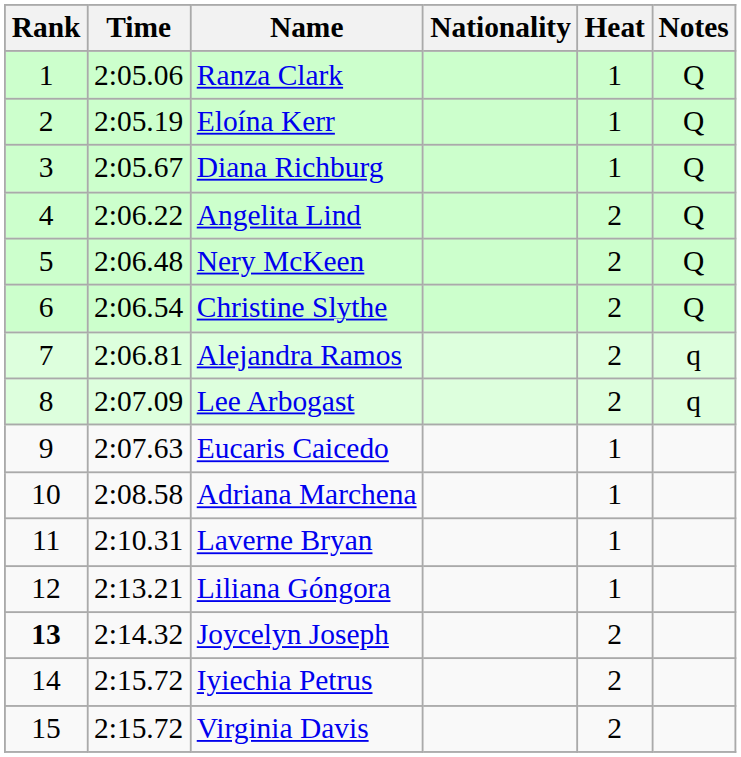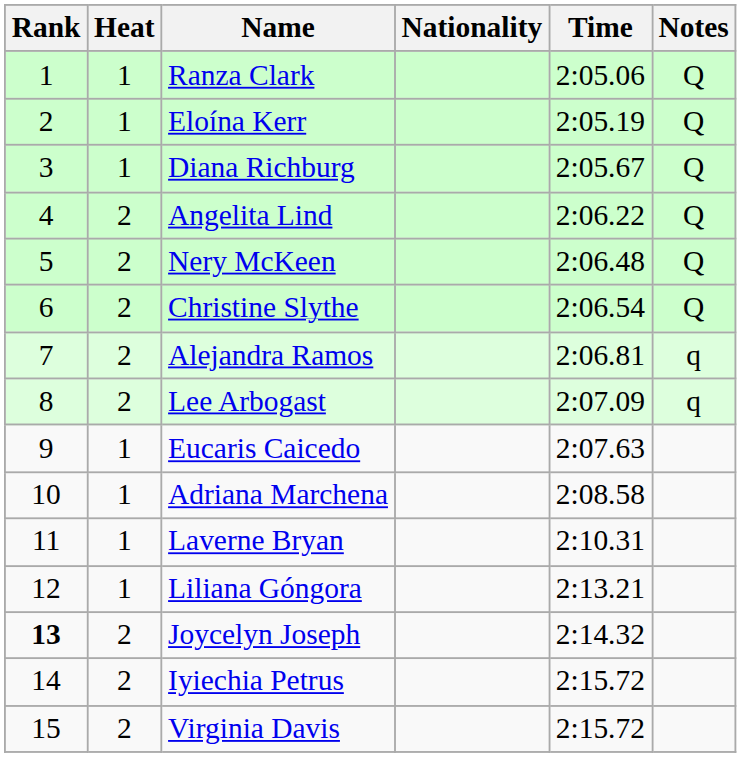columns swapped: (615, 27) <-> (139, 27)
